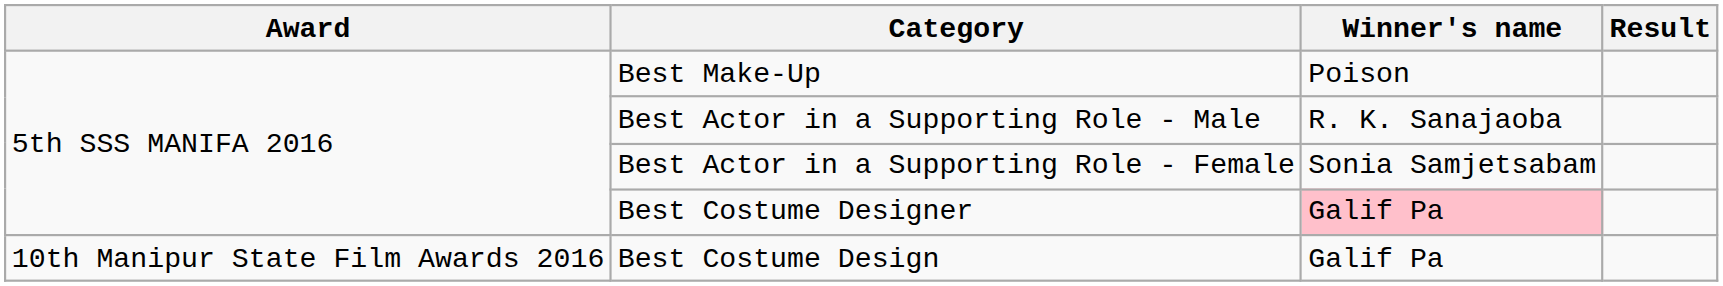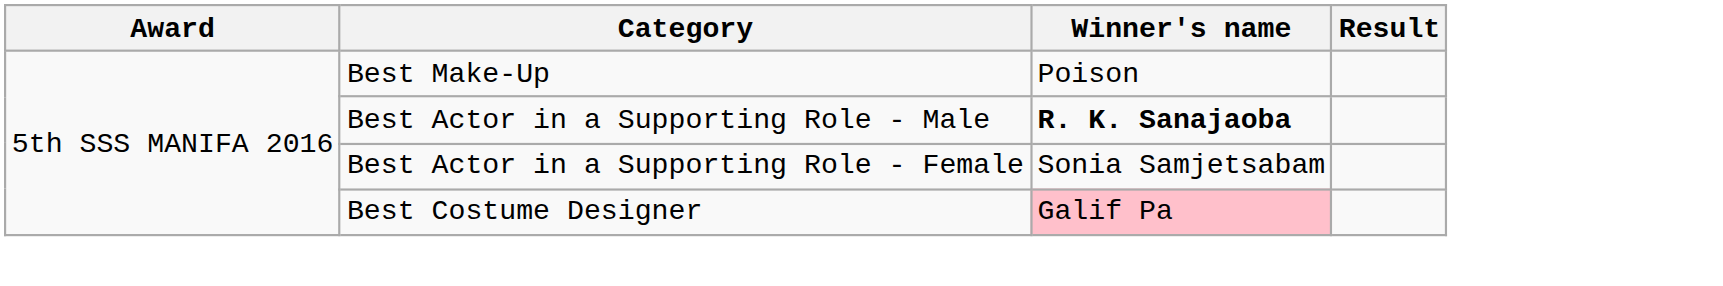(1435, 120) normal -> (1164, 120) bold
- row: (779, 258)
